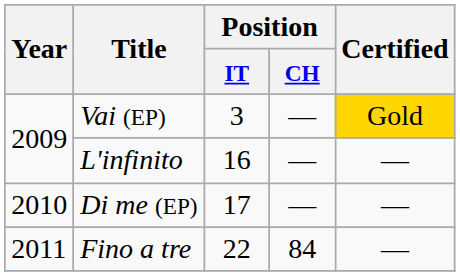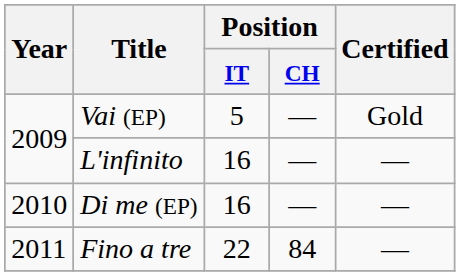(237, 115) 3 -> (237, 115) 5
(395, 115) gold background -> (395, 115) no background
(237, 204) 17 -> (237, 204) 16
